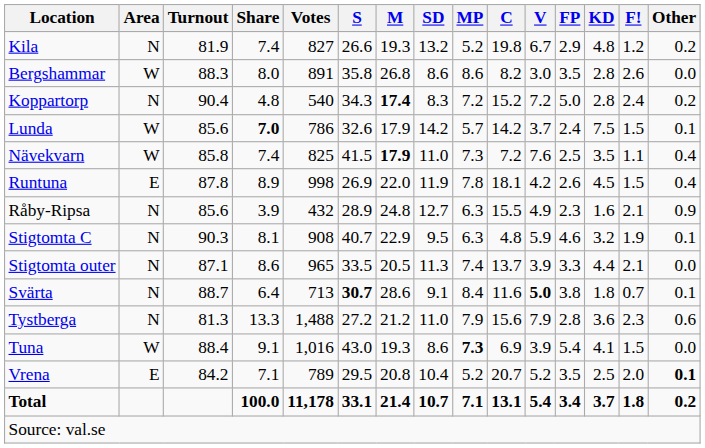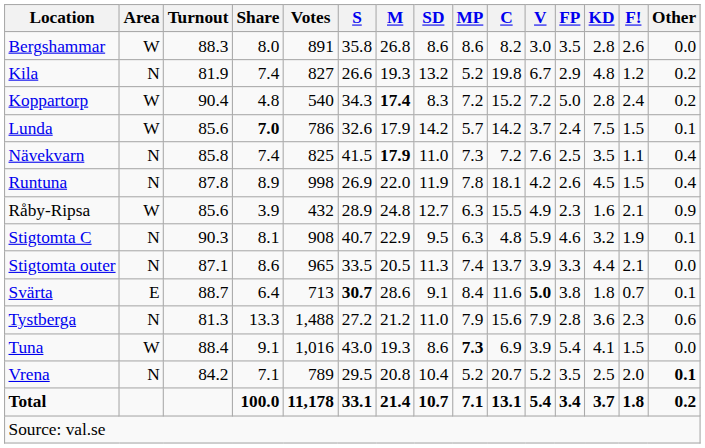rows swapped: (57, 73) <-> (23, 45)
(153, 100) N -> (152, 100) W
(152, 155) W -> (153, 155) N
(154, 182) E -> (153, 182) N
(153, 210) N -> (152, 210) W
(153, 292) N -> (154, 292) E
(154, 374) E -> (153, 374) N
